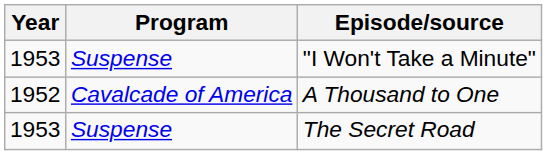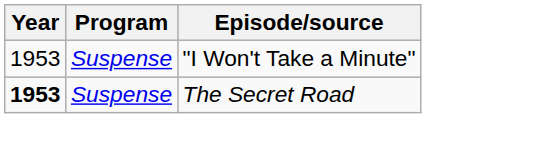- row: (401, 94)
(35, 130) normal -> (35, 94) bold
